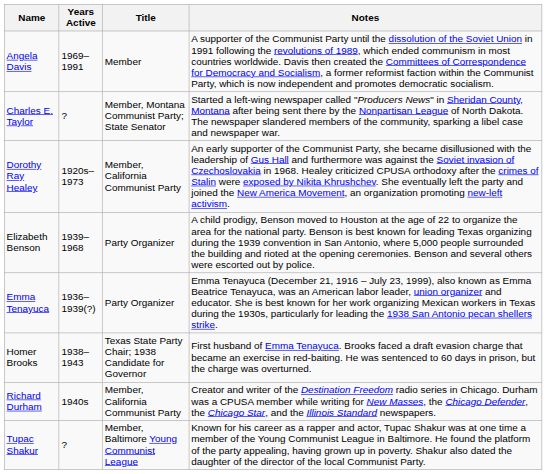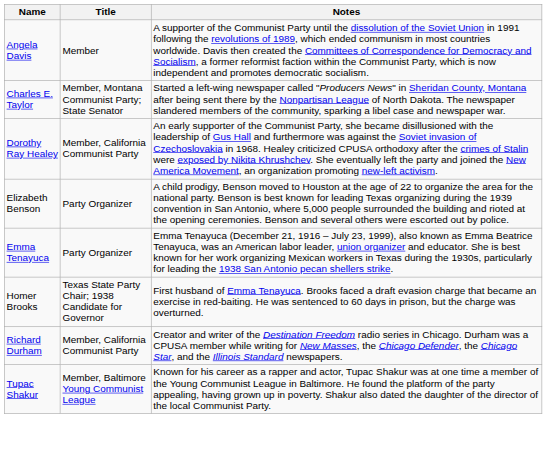- column: (81, 17)
